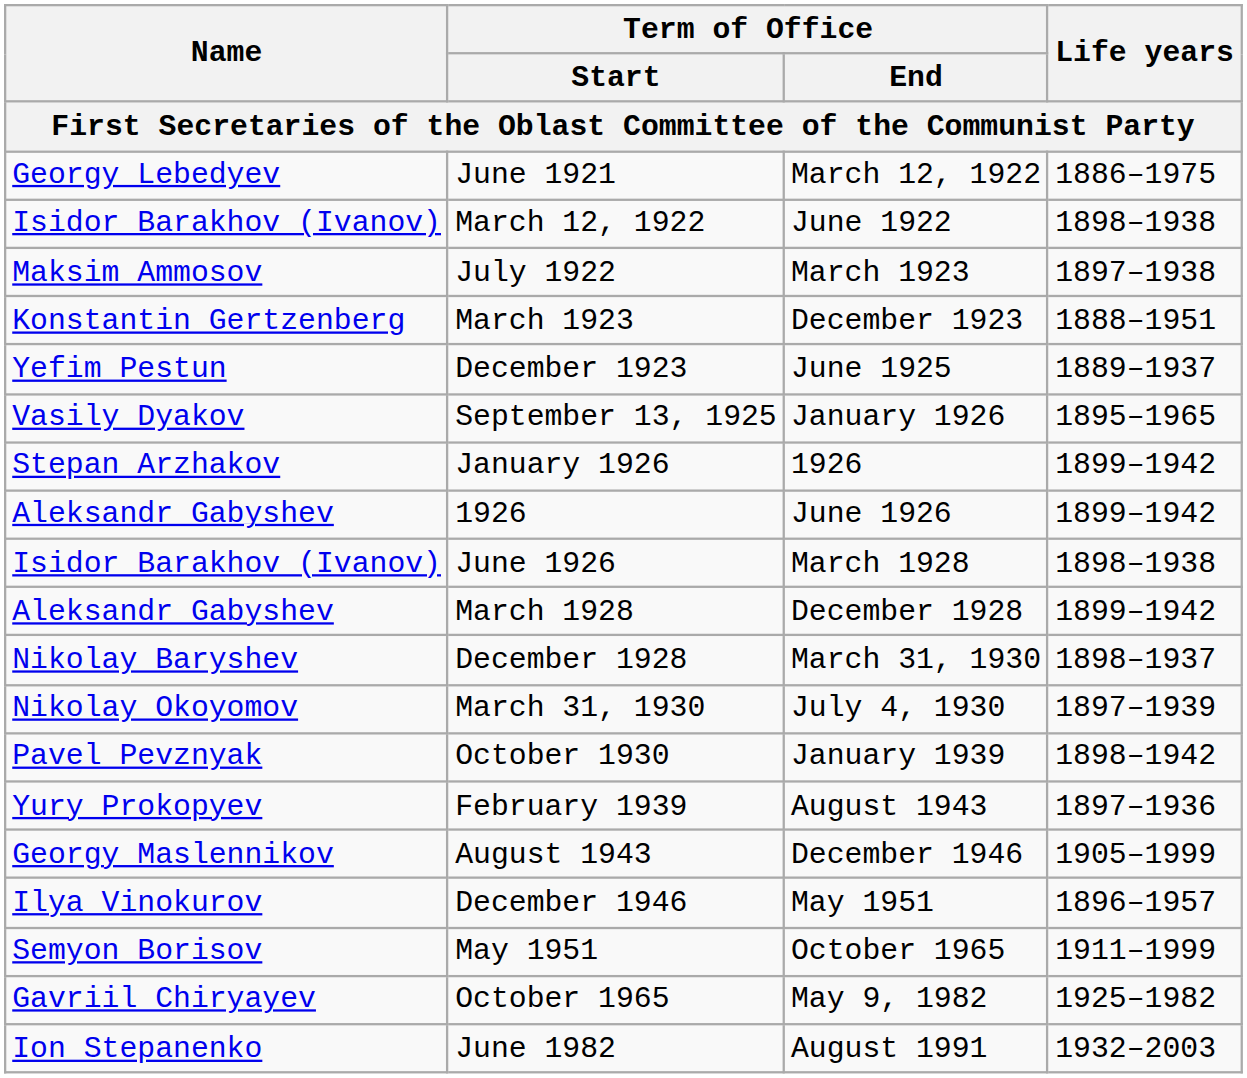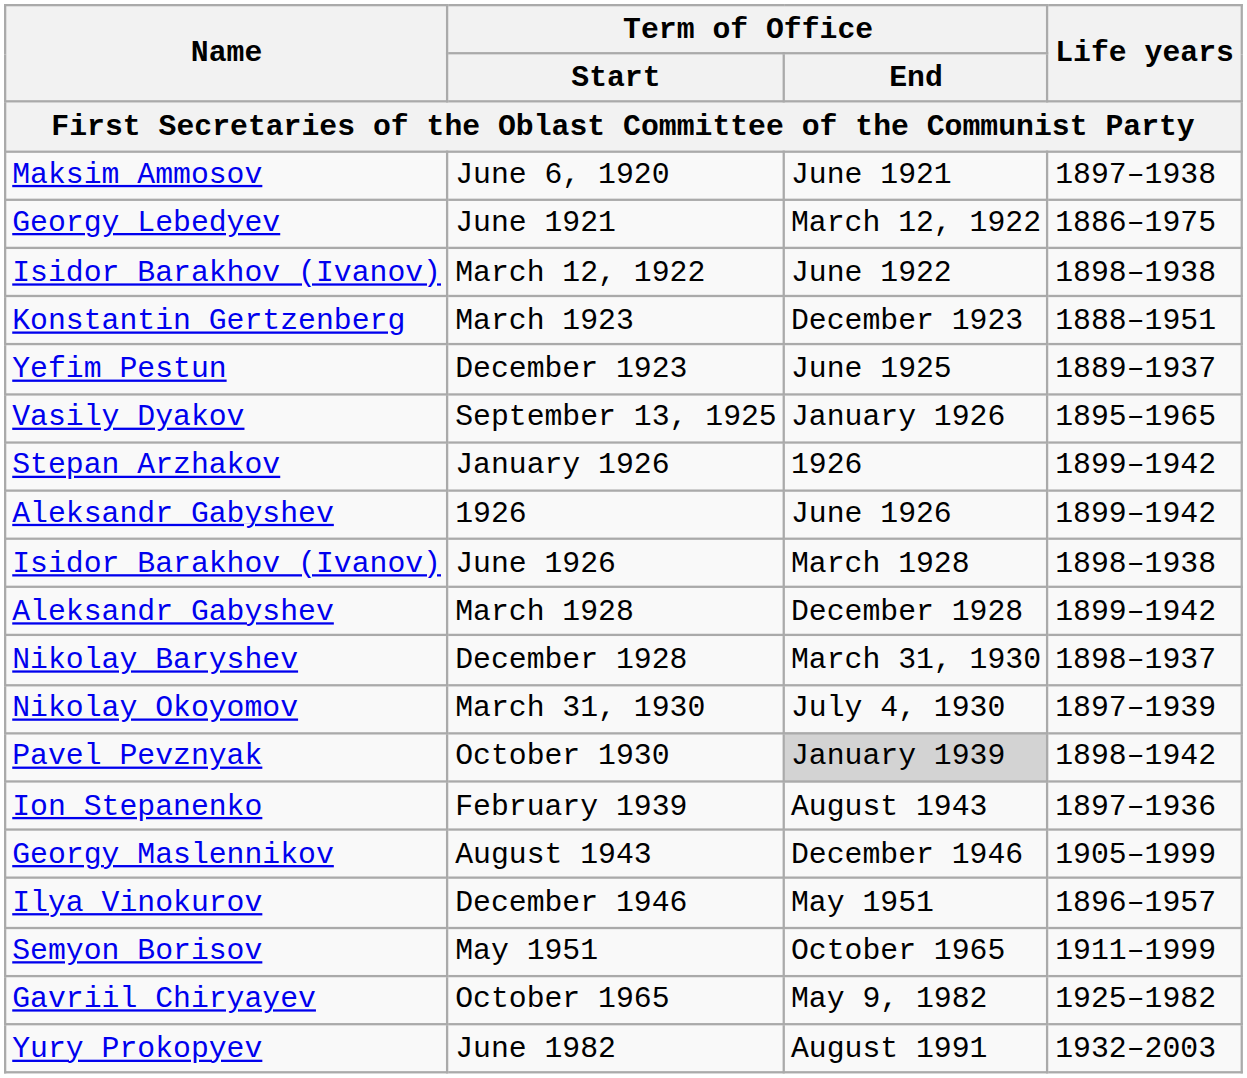+ row: (562, 175)
- row: (536, 272)
(898, 757) no background -> (898, 757) lightgrey background
(137, 806) Yury Prokopyev -> (137, 806) Ion Stepanenko
(137, 1048) Ion Stepanenko -> (137, 1048) Yury Prokopyev
